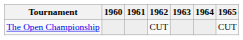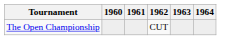- column: (227, 12)
